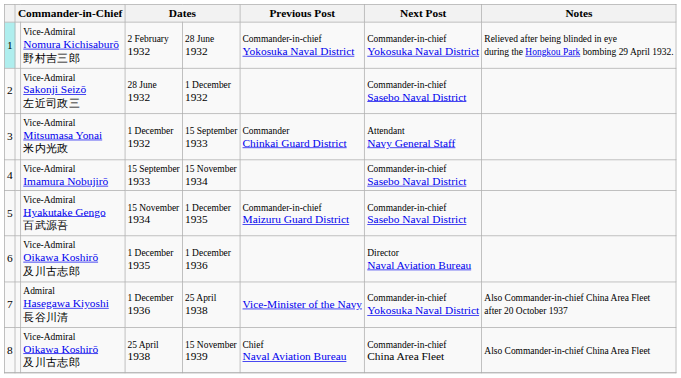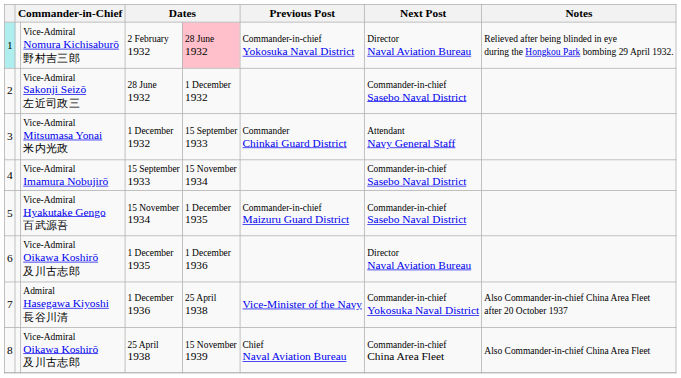(200, 46) no background -> (200, 46) pink background
(423, 46) Commander-in-chief Yokosuka Naval District -> (419, 46) Director Naval Aviation Bureau
